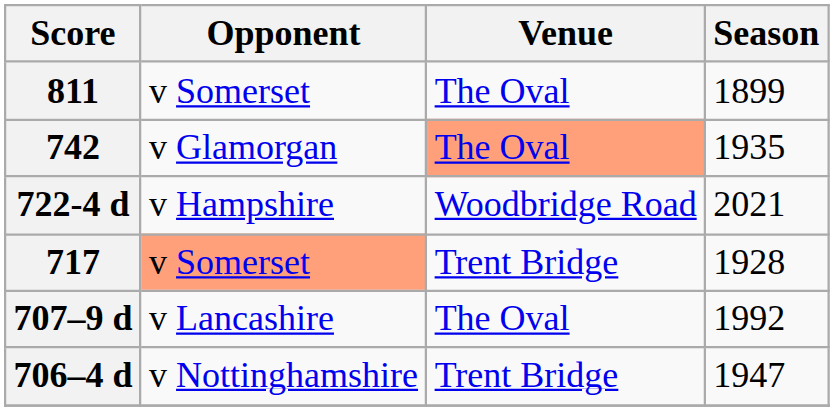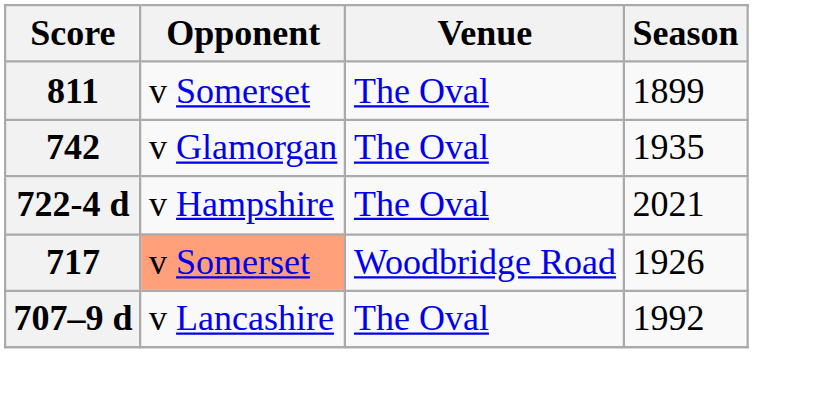(502, 147) lightsalmon background -> (421, 147) no background
(566, 204) Woodbridge Road -> (421, 204) The Oval
(526, 261) Trent Bridge -> (485, 261) Woodbridge Road
(749, 261) 1928 -> (669, 261) 1926
- row: (73, 375)
